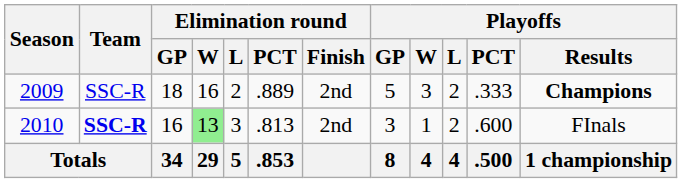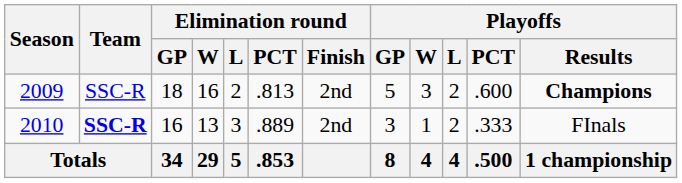(275, 90) .889 -> (275, 90) .813
(493, 90) .333 -> (493, 90) .600
(208, 125) lightgreen background -> (208, 125) no background
(275, 125) .813 -> (275, 125) .889
(493, 125) .600 -> (493, 125) .333
